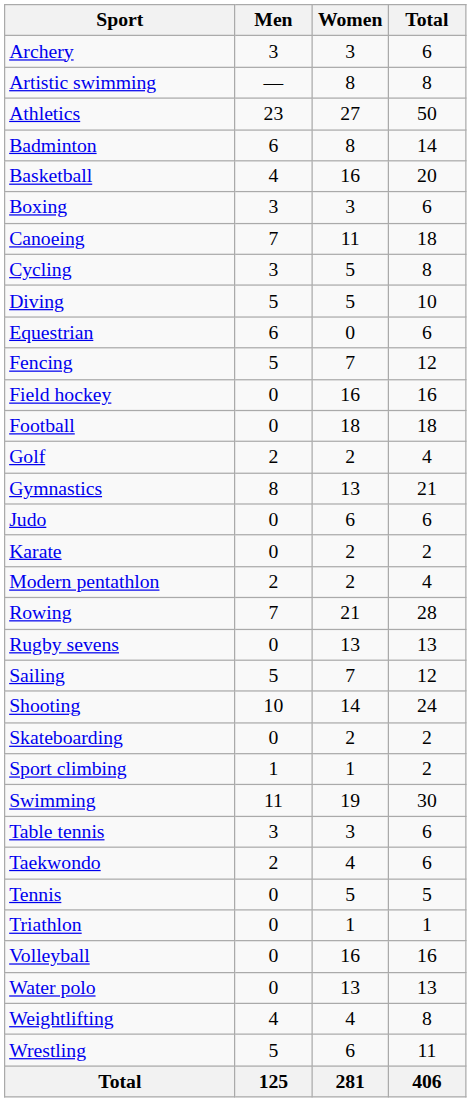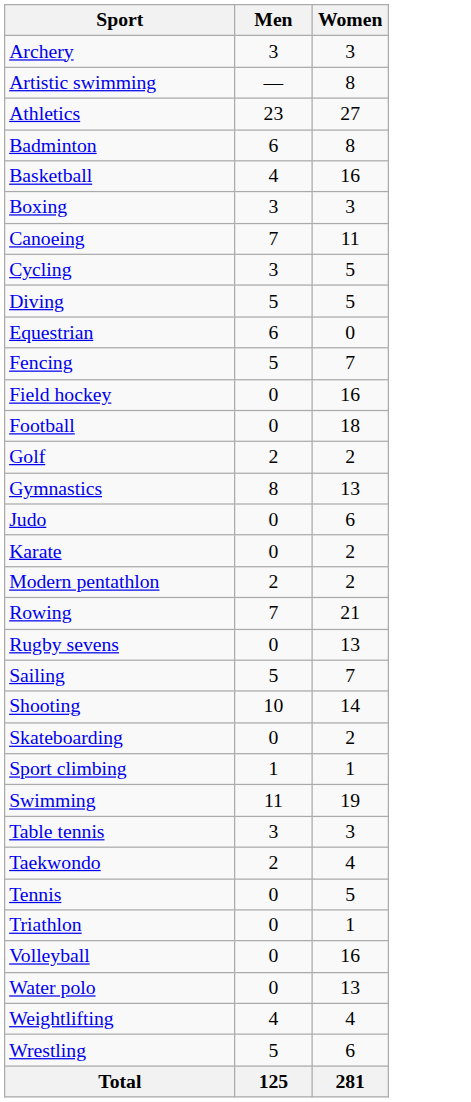- column: (427, 20)
